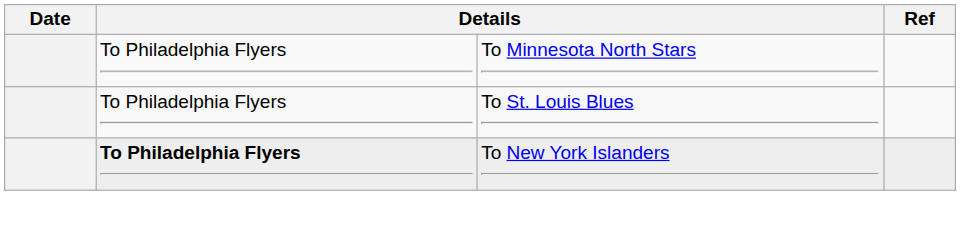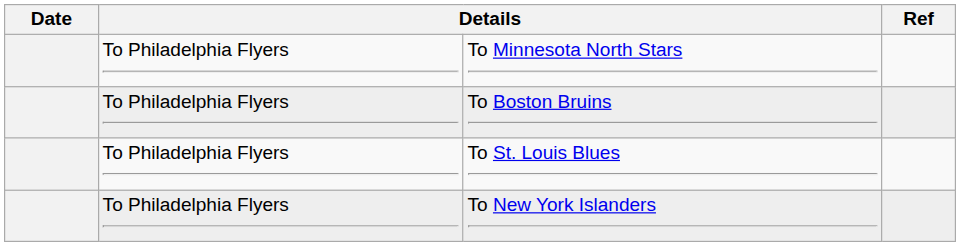+ row: (672, 107)
(286, 159) bold -> (281, 211) normal
